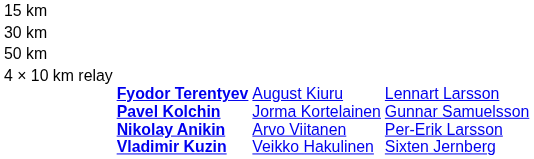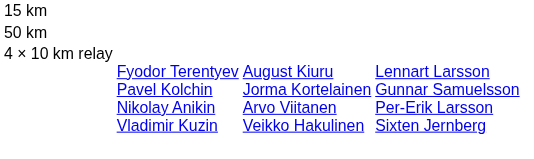- row: (26, 32)
(183, 120) bold -> (178, 98) normal
